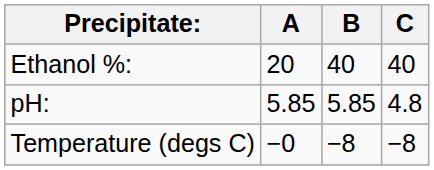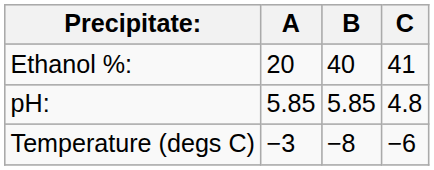(401, 64) 40 -> (401, 64) 41
(281, 143) −0 -> (281, 143) −3
(402, 143) −8 -> (402, 143) −6
